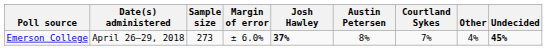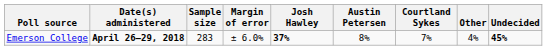(138, 38) normal -> (138, 38) bold
(205, 38) 273 -> (205, 38) 283
